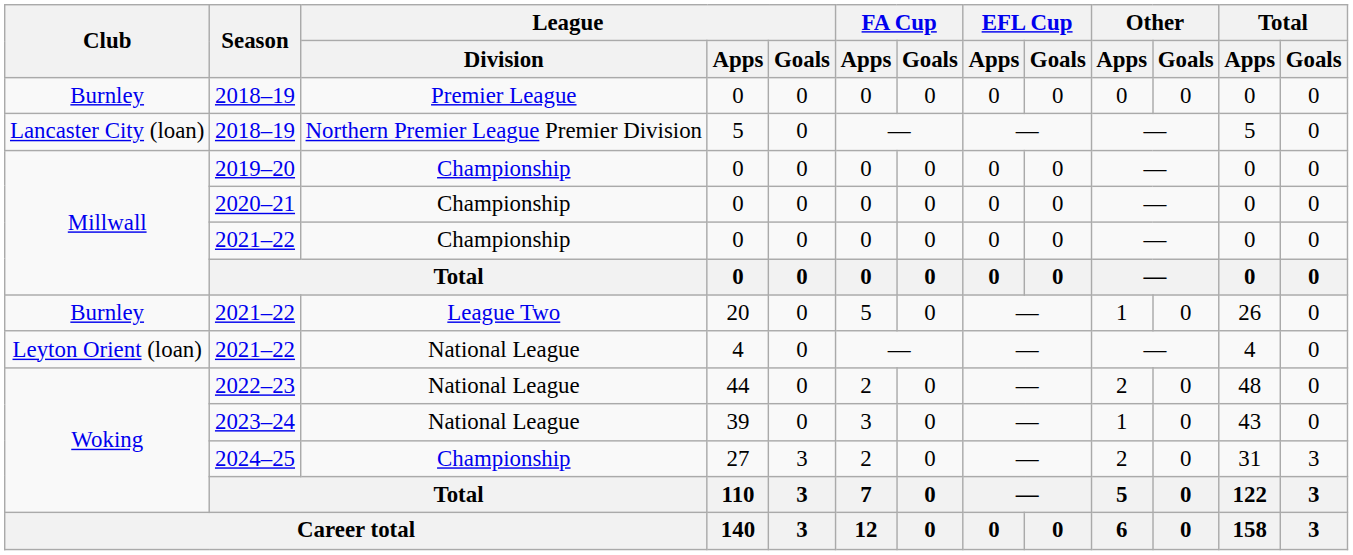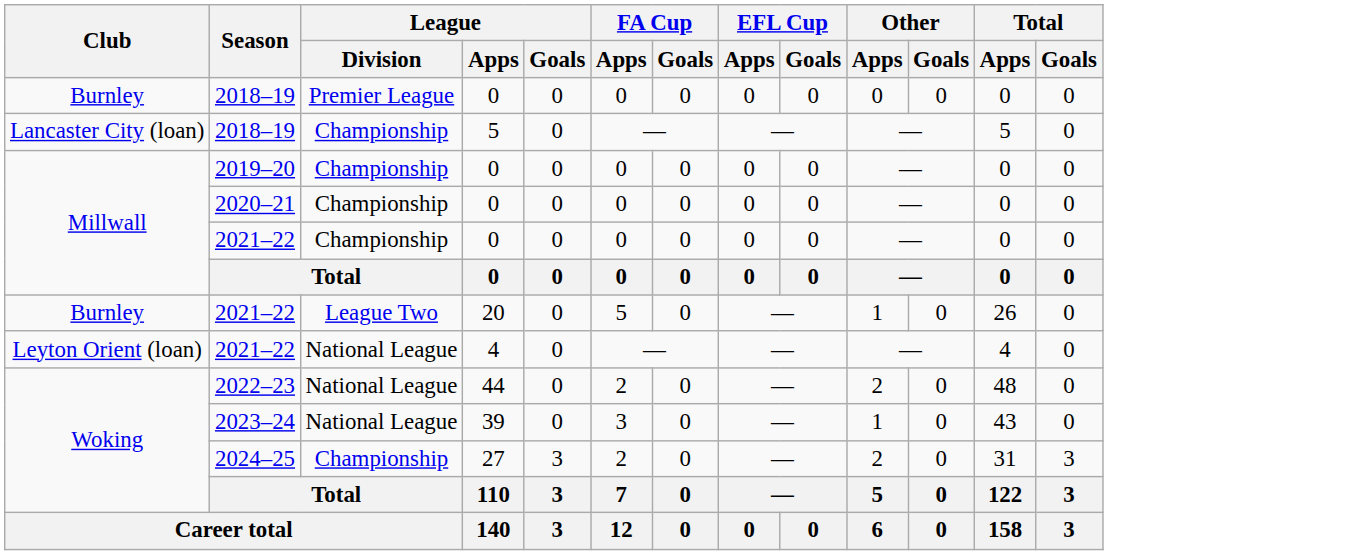(504, 131) Northern Premier League Premier Division -> (381, 131) Championship
